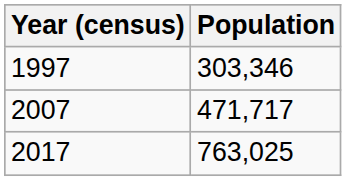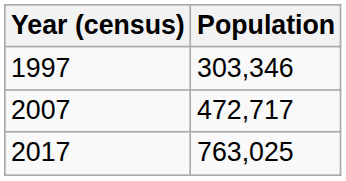(245, 110) 471,717 -> (245, 110) 472,717
